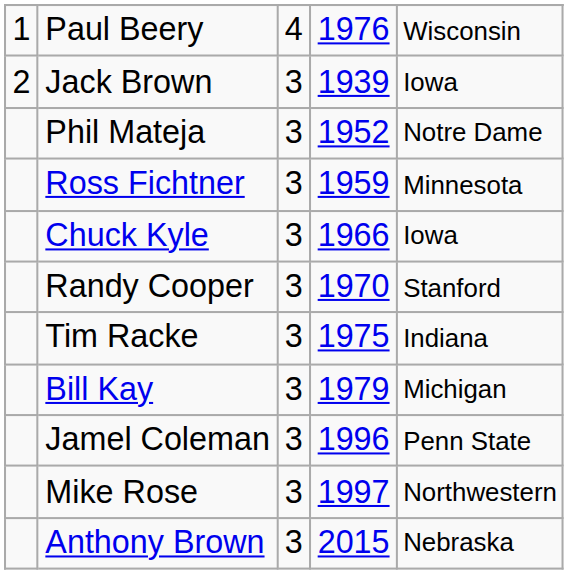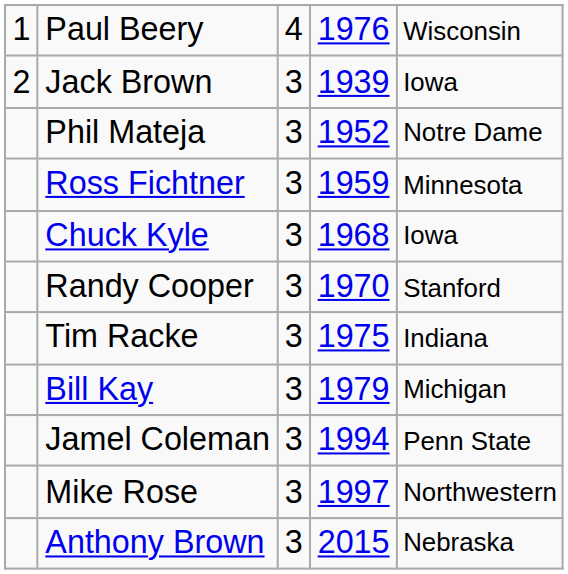(354, 235) 1966 -> (354, 235) 1968
(354, 440) 1996 -> (354, 440) 1994
